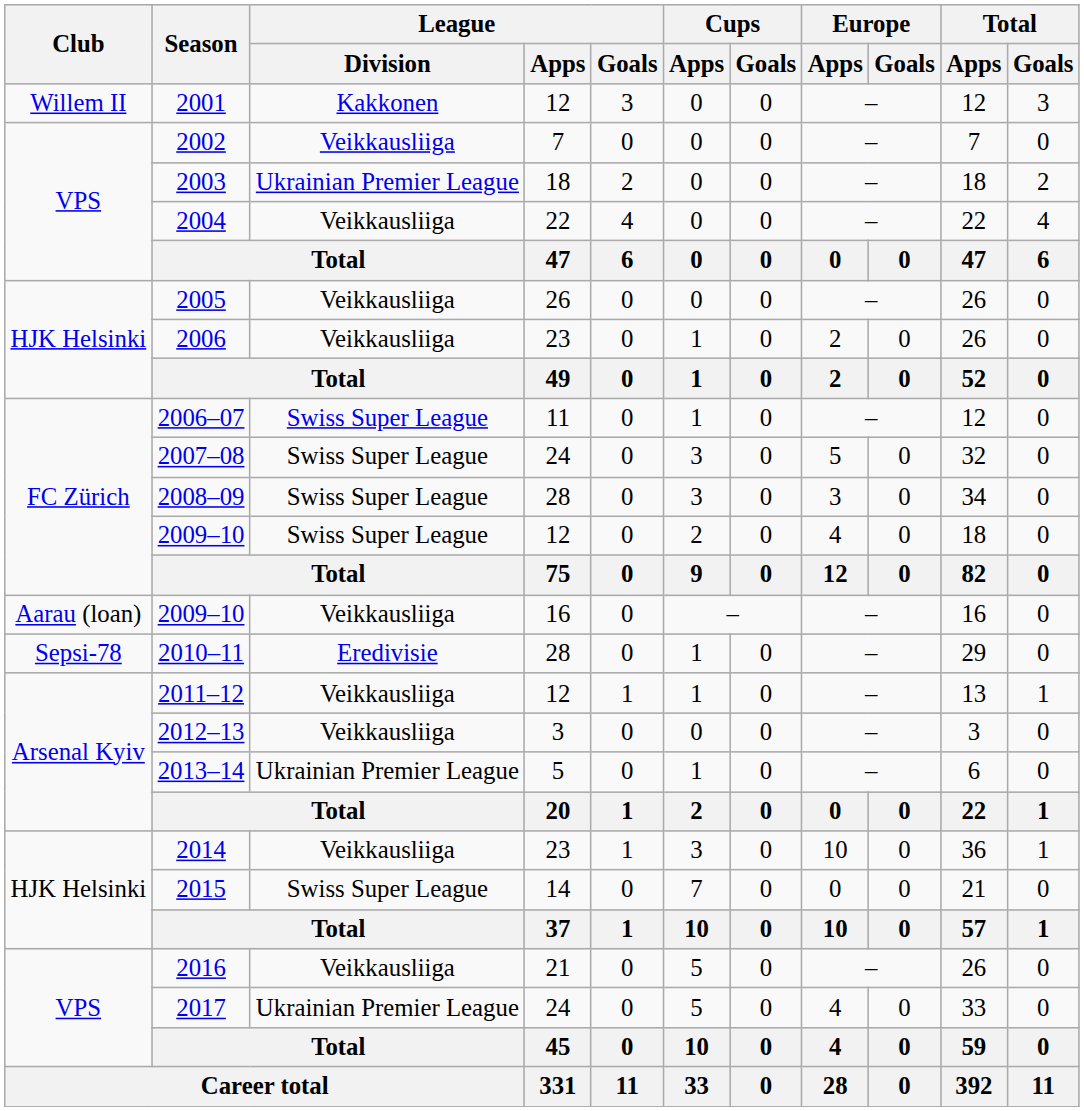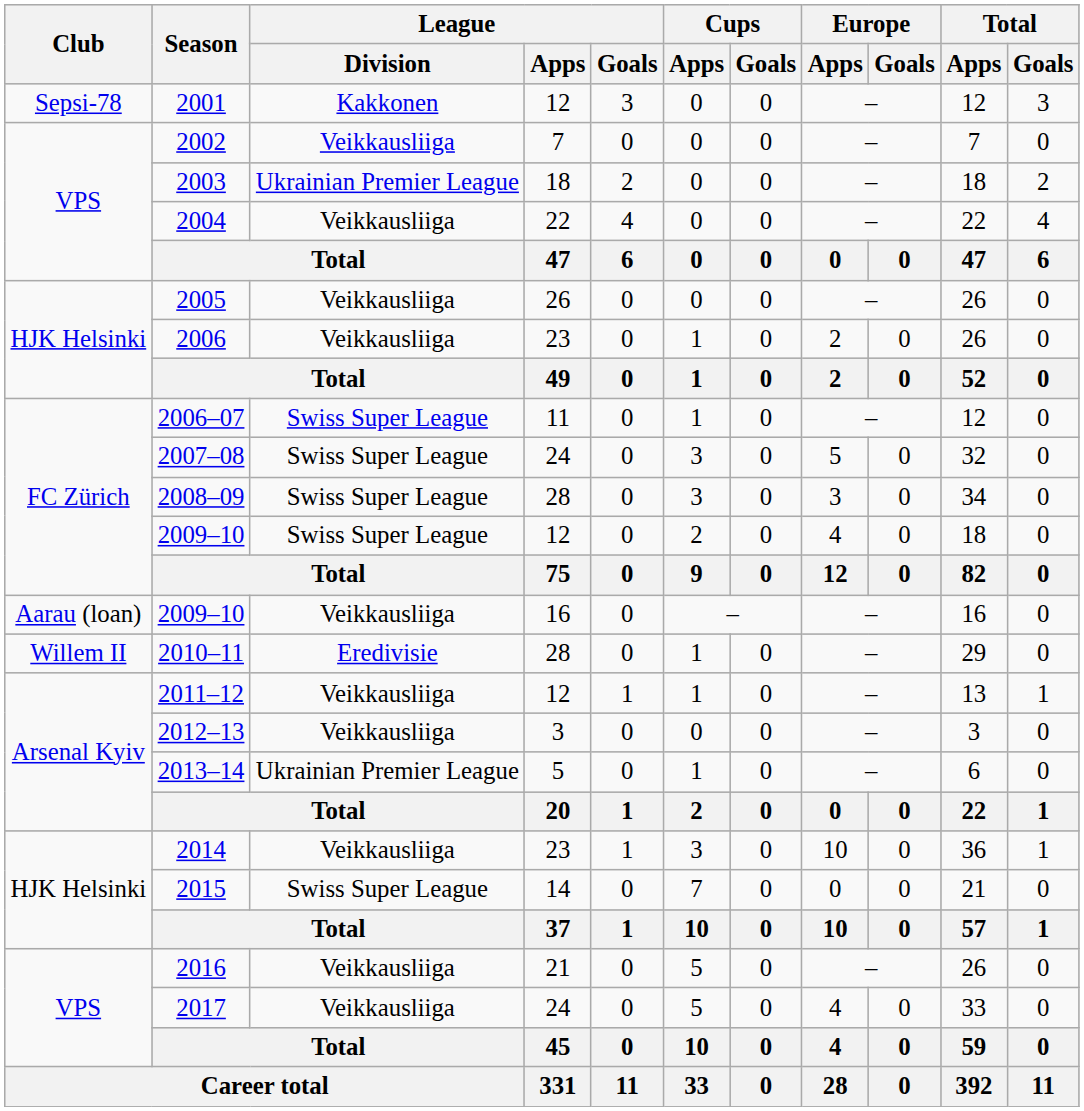(78, 102) Willem II -> (78, 102) Sepsi-78
(78, 653) Sepsi-78 -> (78, 653) Willem II
(387, 1007) Ukrainian Premier League -> (387, 1007) Veikkausliiga
